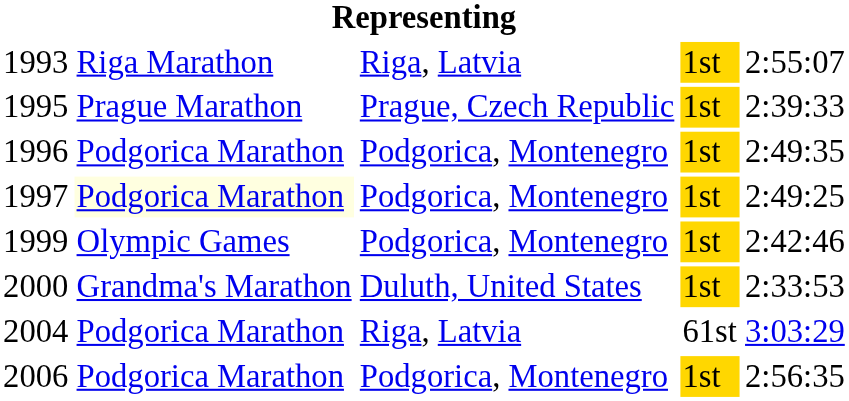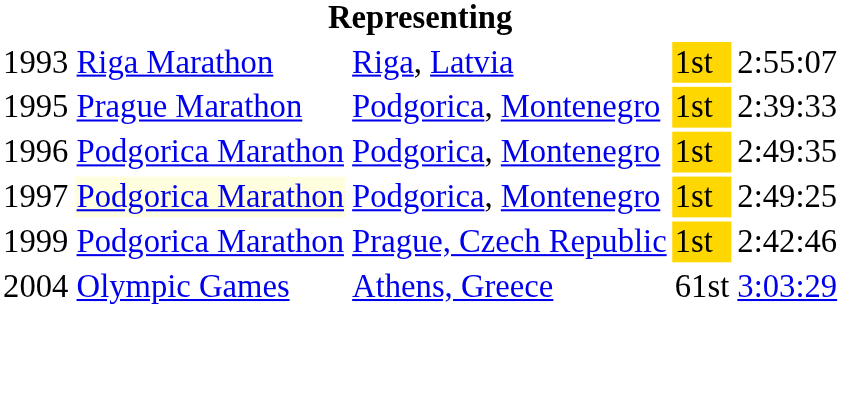(517, 106) Prague, Czech Republic -> (506, 106) Podgorica, Montenegro
(183, 241) Olympic Games -> (210, 241) Podgorica Marathon
(514, 241) Podgorica, Montenegro -> (509, 241) Prague, Czech Republic
- row: (36, 286)
(210, 331) Podgorica Marathon -> (183, 286) Olympic Games
(440, 331) Riga, Latvia -> (453, 286) Athens, Greece
- row: (36, 376)
